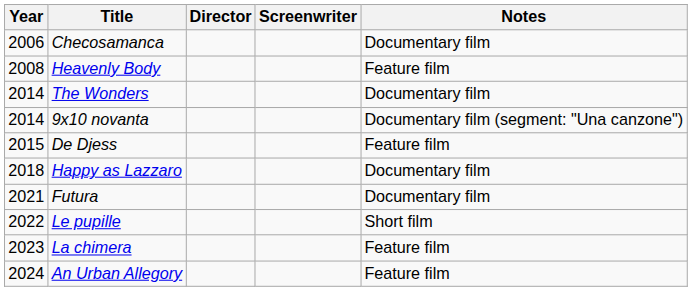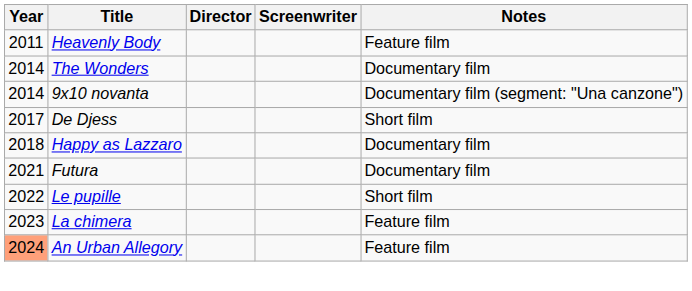- row: (108, 42)
(26, 68) 2008 -> (26, 42) 2011
(26, 145) 2015 -> (26, 119) 2017
(407, 145) Feature film -> (399, 119) Short film
(26, 273) no background -> (26, 247) lightsalmon background
